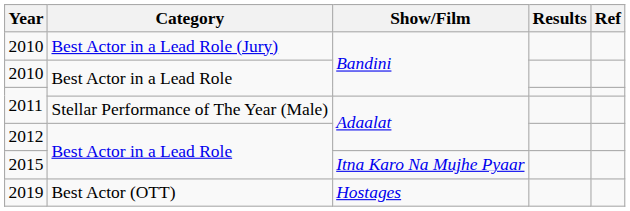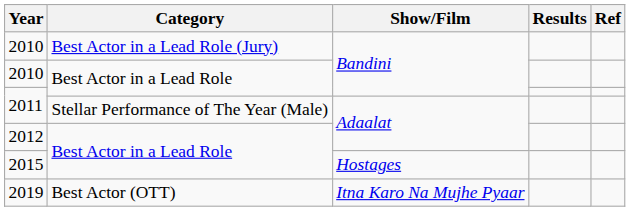(430, 164) Itna Karo Na Mujhe Pyaar -> (369, 164) Hostages
(369, 192) Hostages -> (430, 192) Itna Karo Na Mujhe Pyaar
